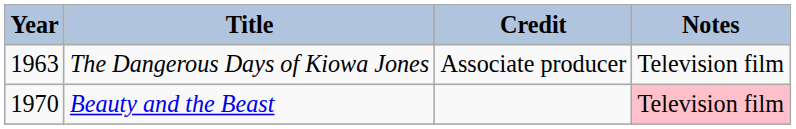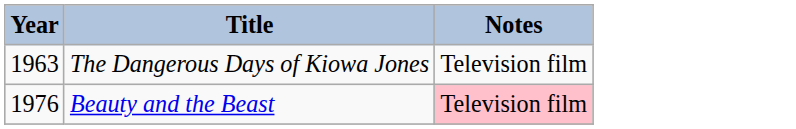- column: (533, 24)
(35, 104) 1970 -> (35, 104) 1976
